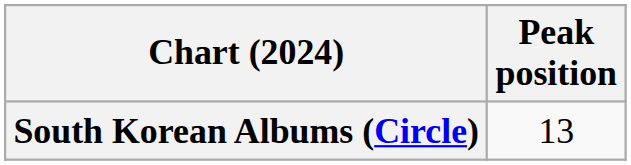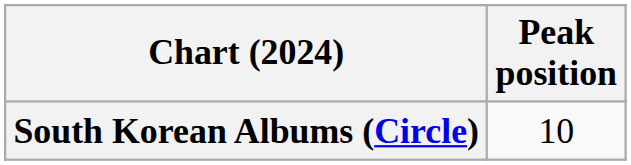(556, 130) 13 -> (556, 130) 10
